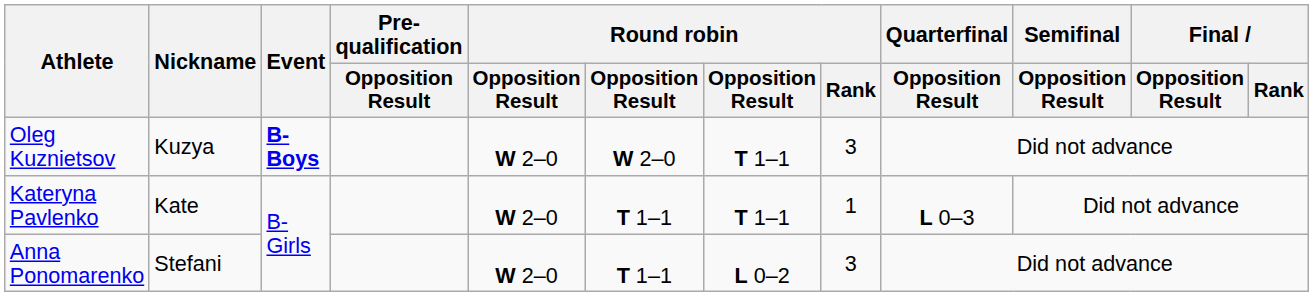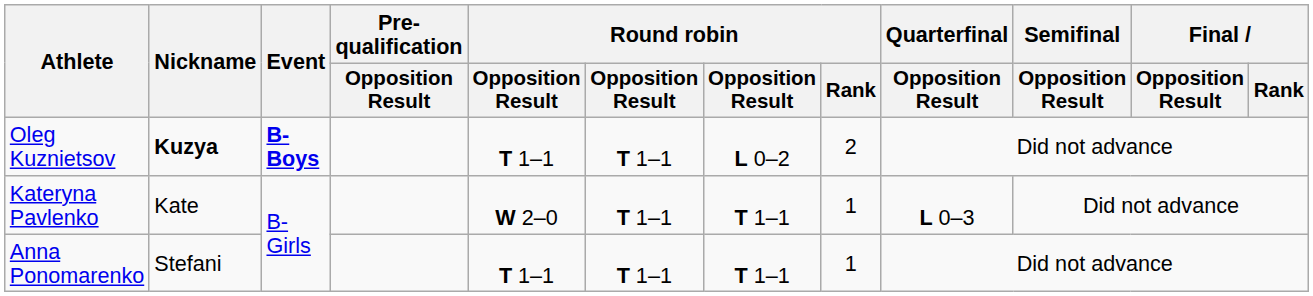(184, 147) normal -> (186, 147) bold
(526, 159) W 2–0 -> (526, 159) T 1–1
(644, 159) W 2–0 -> (644, 159) T 1–1
(762, 159) T 1–1 -> (762, 159) L 0–2
(851, 147) 3 -> (851, 147) 2
(526, 275) W 2–0 -> (526, 275) T 1–1
(762, 275) L 0–2 -> (762, 275) T 1–1
(851, 263) 3 -> (851, 263) 1
